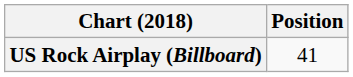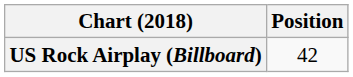(307, 54) 41 -> (307, 54) 42
